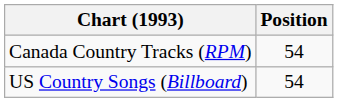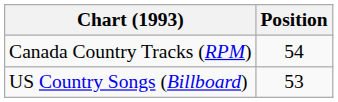(294, 81) 54 -> (294, 81) 53
